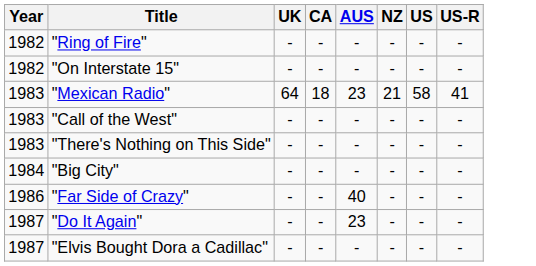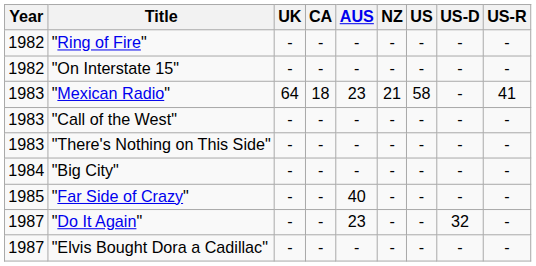+ column: (460, 17)
(26, 196) 1986 -> (26, 196) 1985
